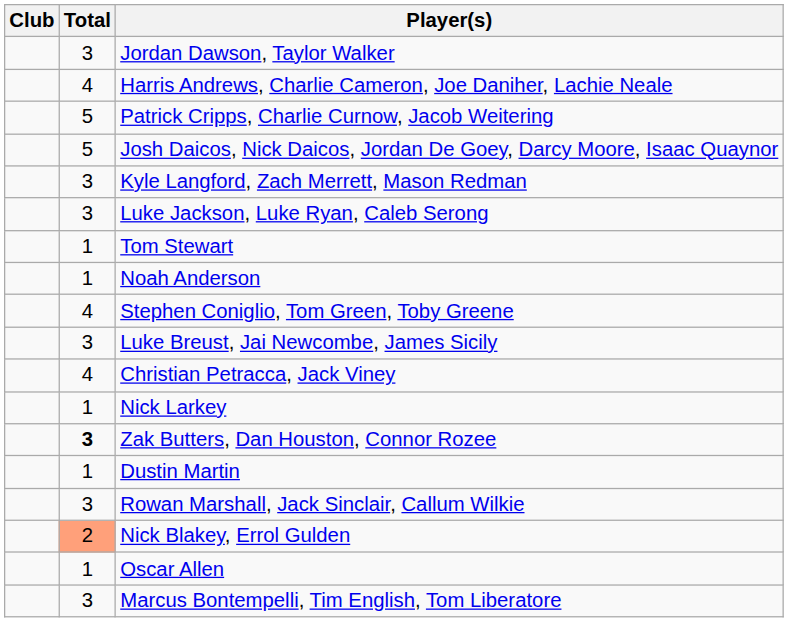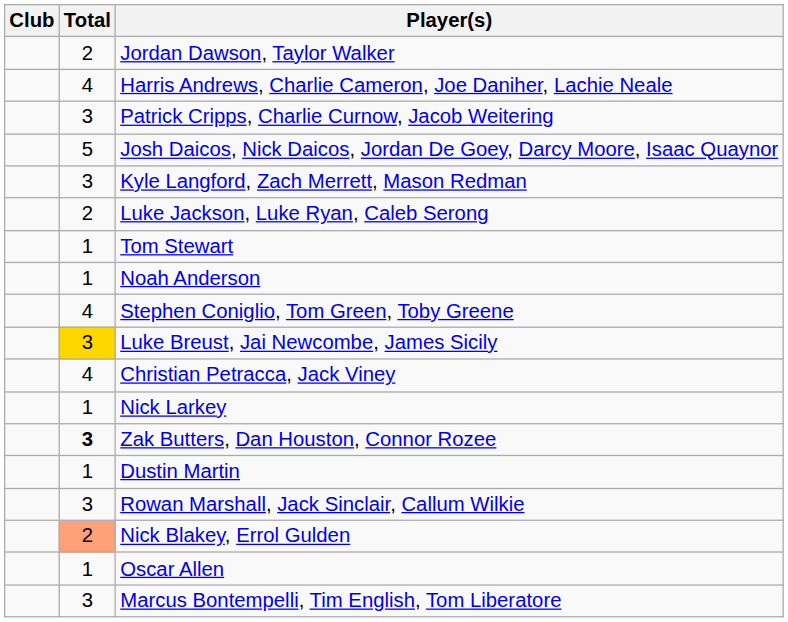(87, 52) 3 -> (87, 52) 2
(87, 117) 5 -> (87, 117) 3
(87, 213) 3 -> (87, 213) 2
(87, 342) no background -> (87, 342) gold background
